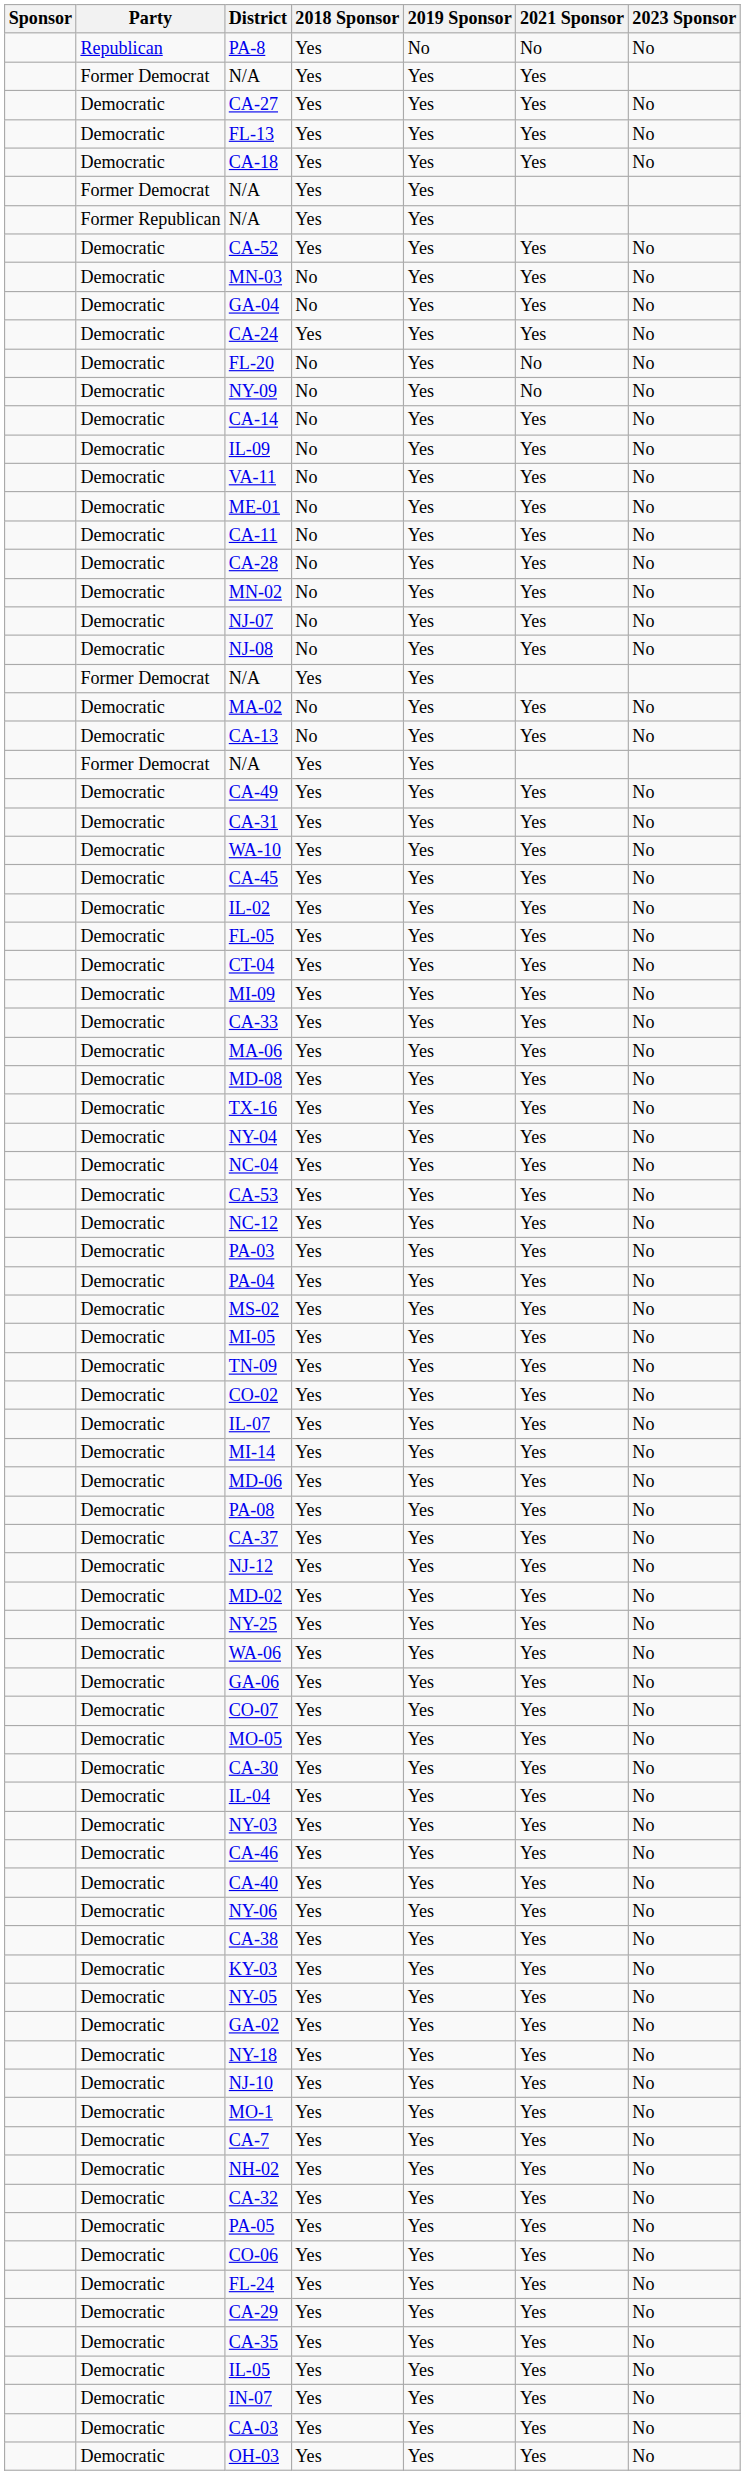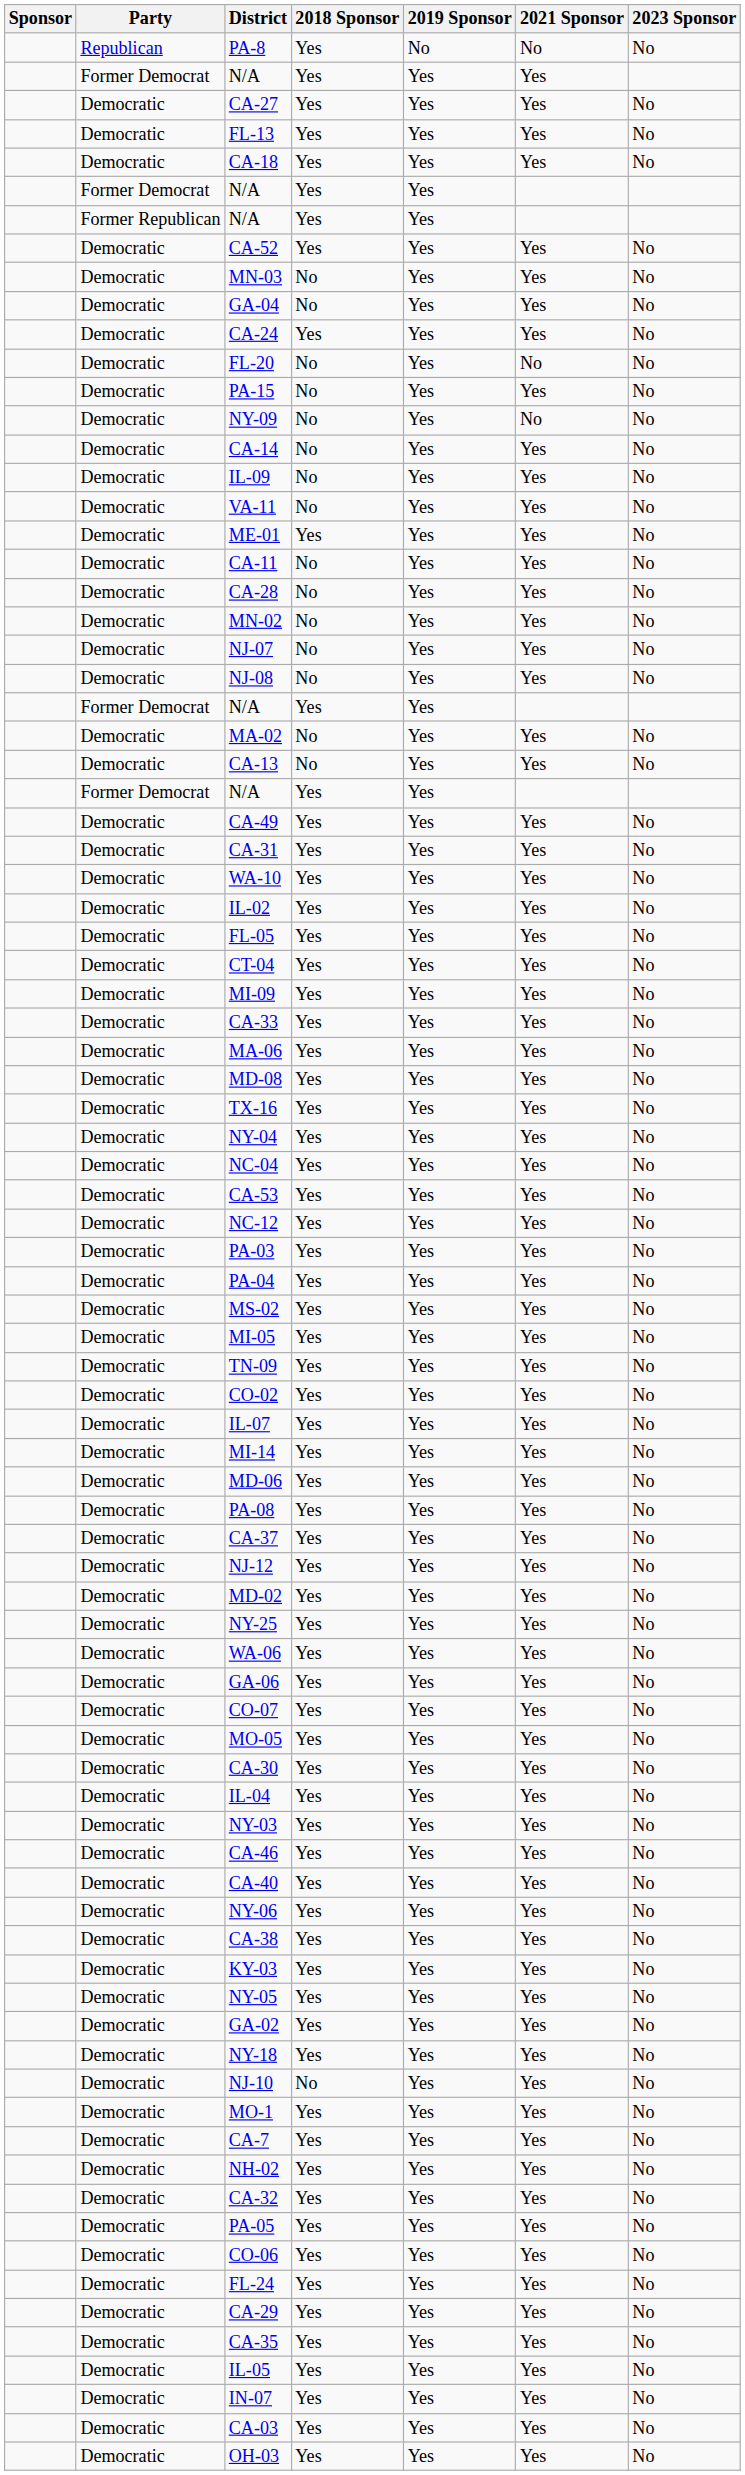+ row: (123, 391)
(306, 506) No -> (309, 534) Yes
- row: (123, 879)
(309, 2083) Yes -> (306, 2083) No
